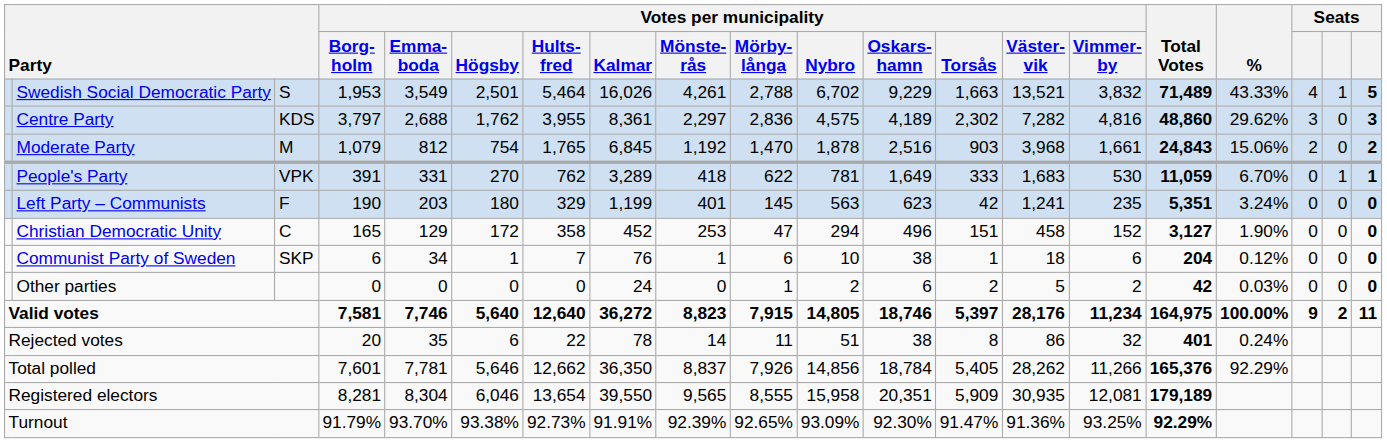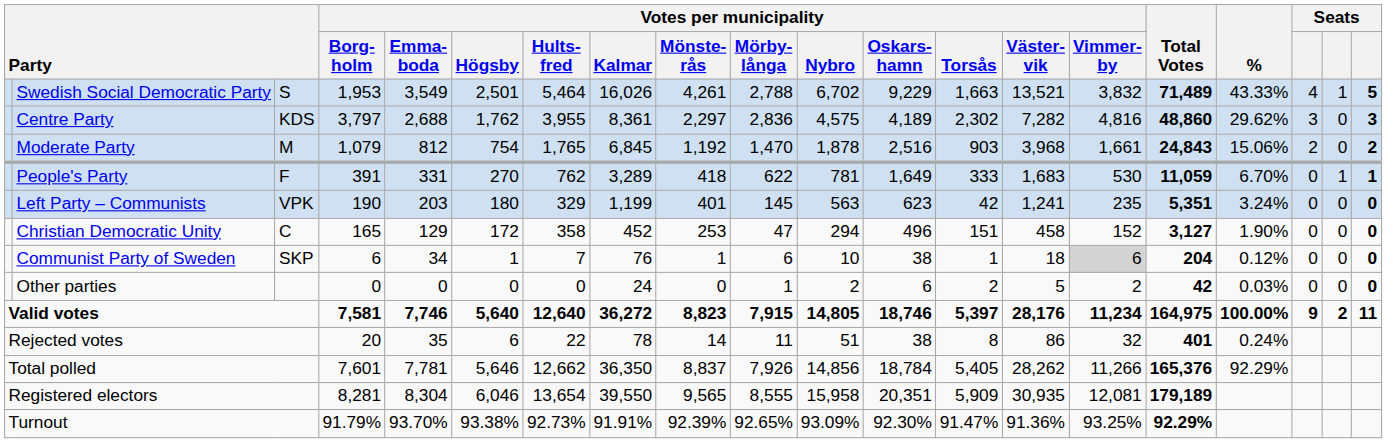(296, 176) VPK -> (284, 176) F
(284, 204) F -> (296, 204) VPK
(1137, 259) no background -> (1137, 259) lightgrey background
